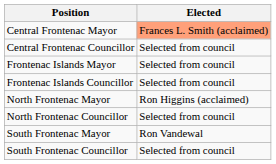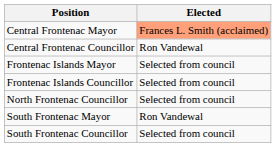(187, 47) Selected from council -> (171, 47) Ron Vandewal
- row: (59, 99)
